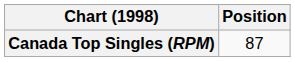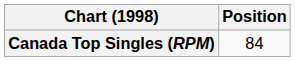(254, 43) 87 -> (254, 43) 84
